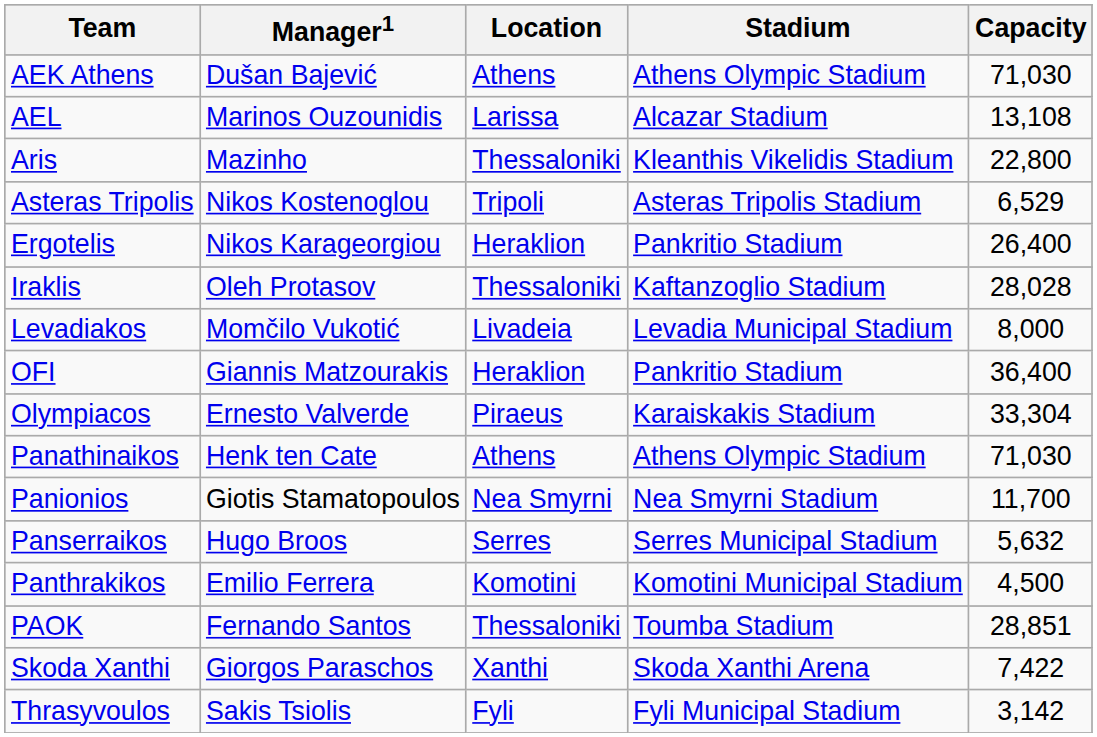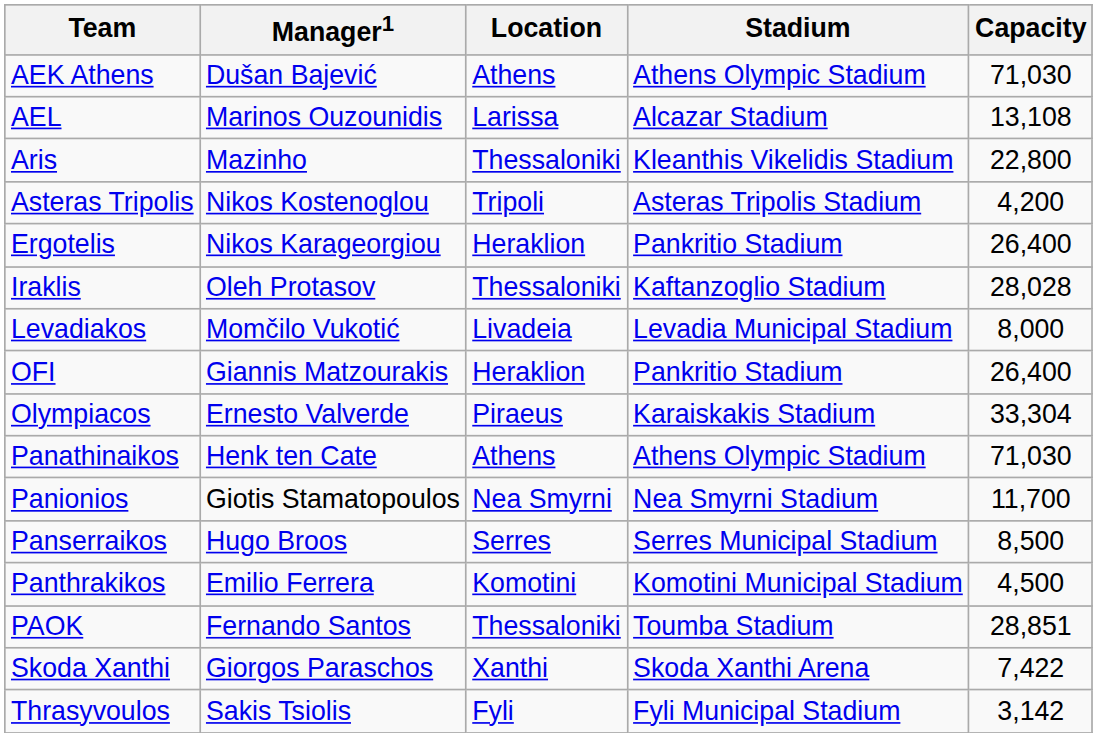(1031, 202) 6,529 -> (1031, 202) 4,200
(1031, 371) 36,400 -> (1031, 371) 26,400
(1031, 541) 5,632 -> (1031, 541) 8,500
